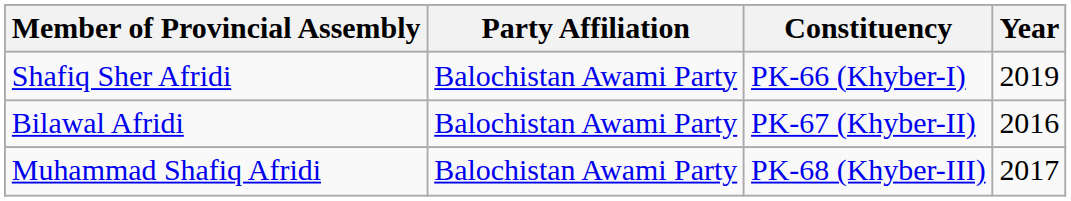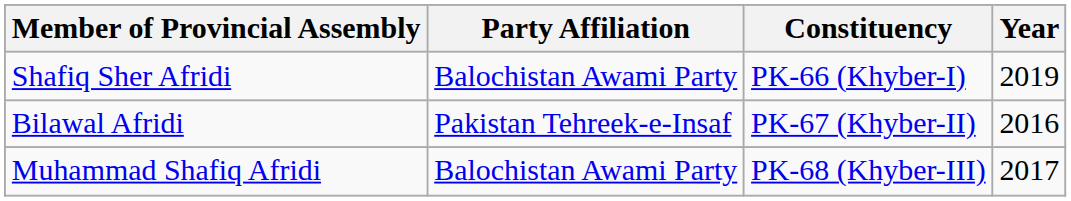(586, 123) Balochistan Awami Party -> (583, 123) Pakistan Tehreek-e-Insaf
